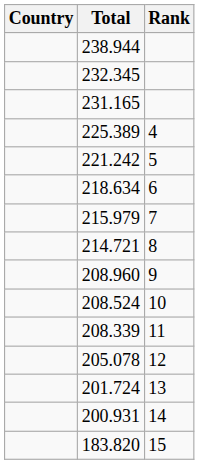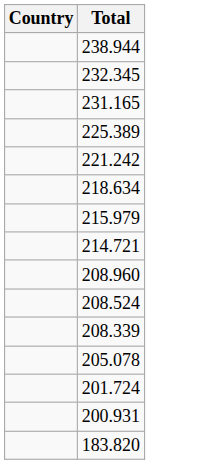- column: (169, 18)
